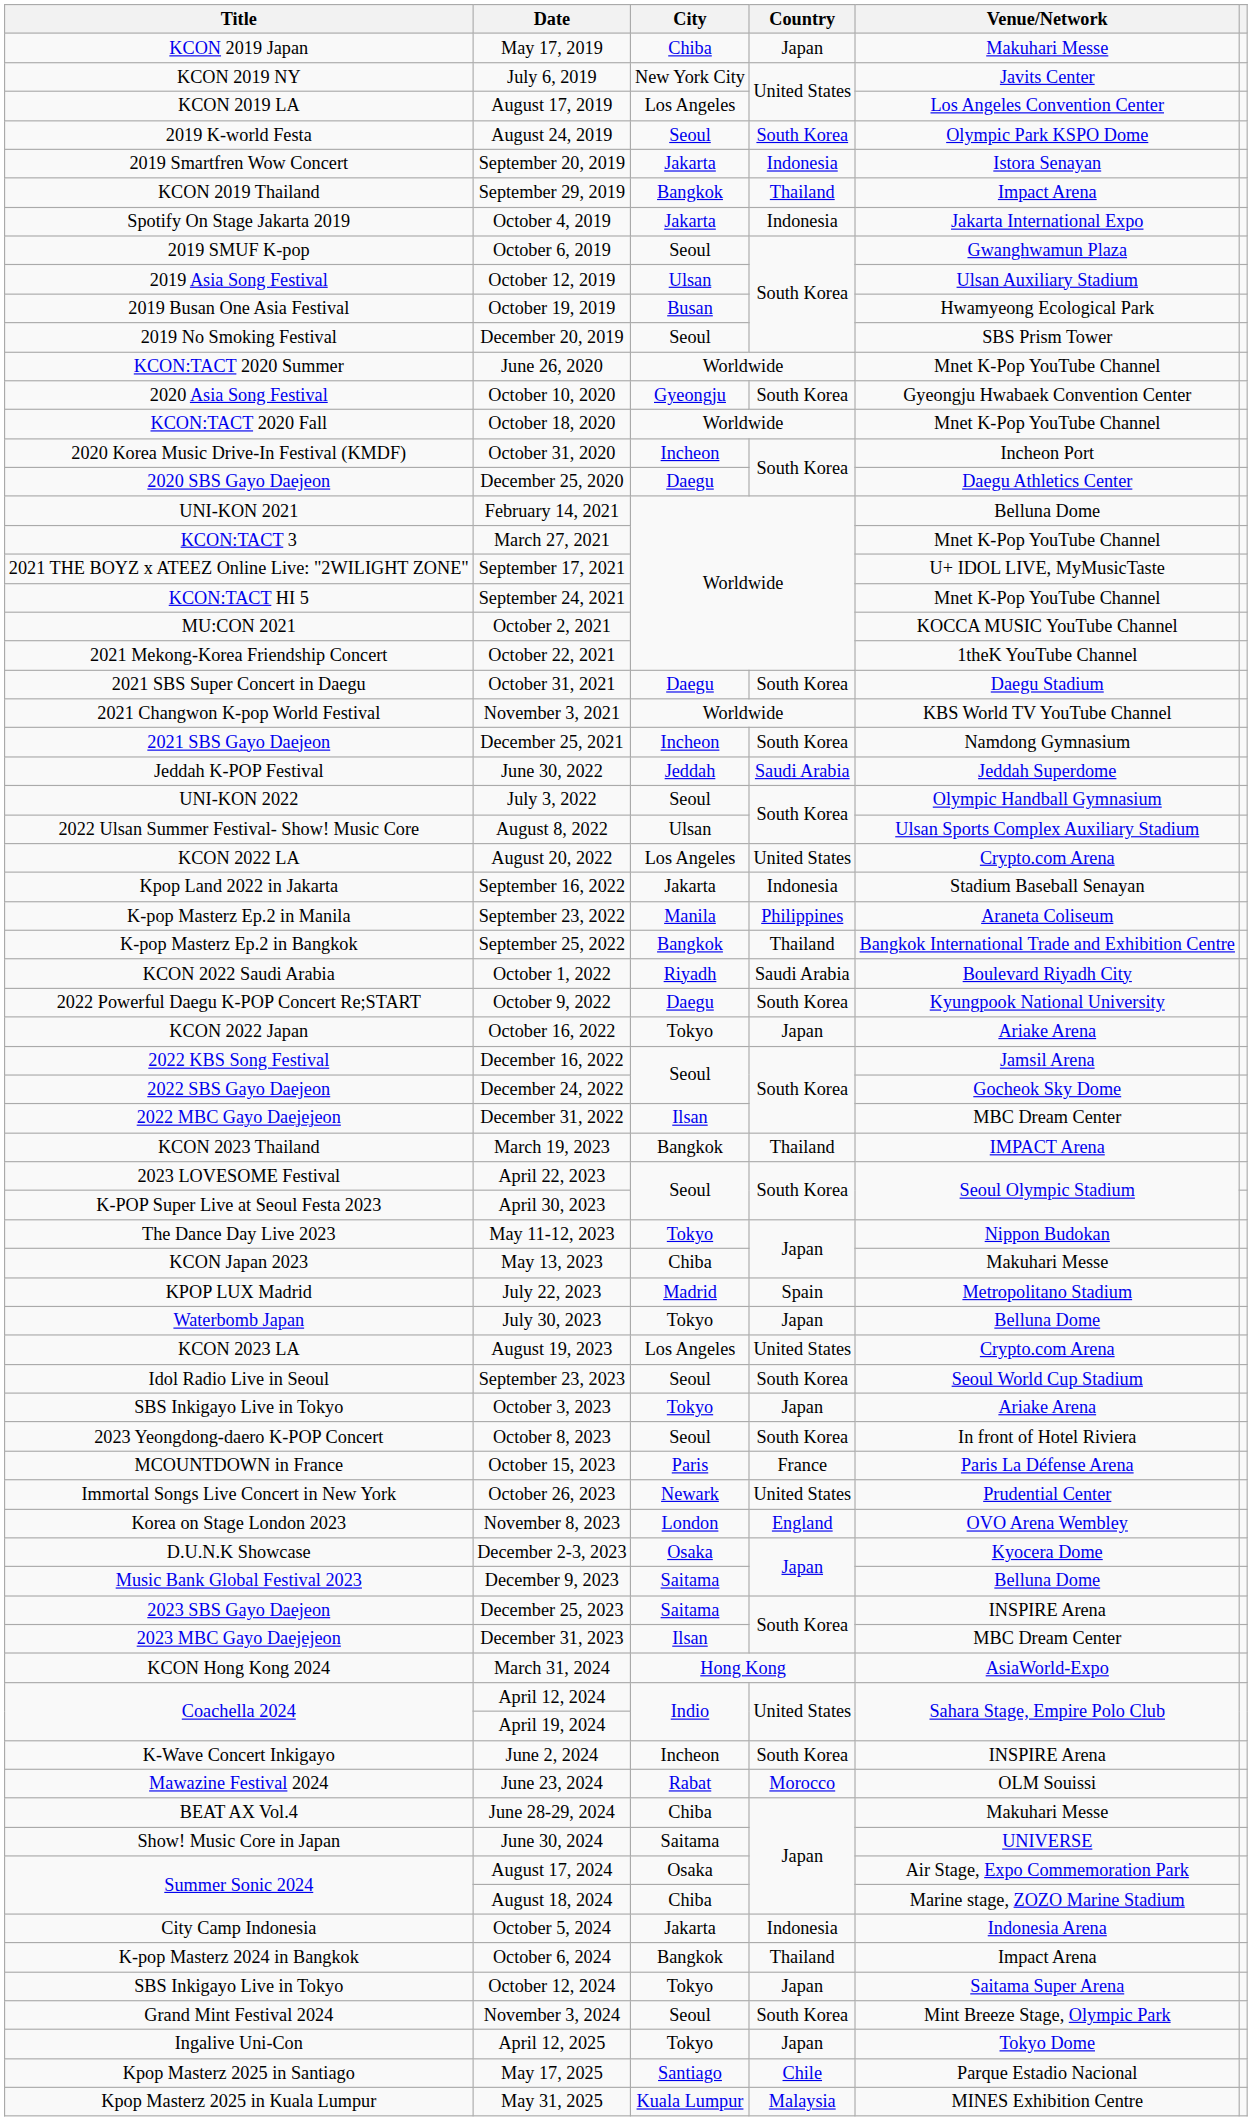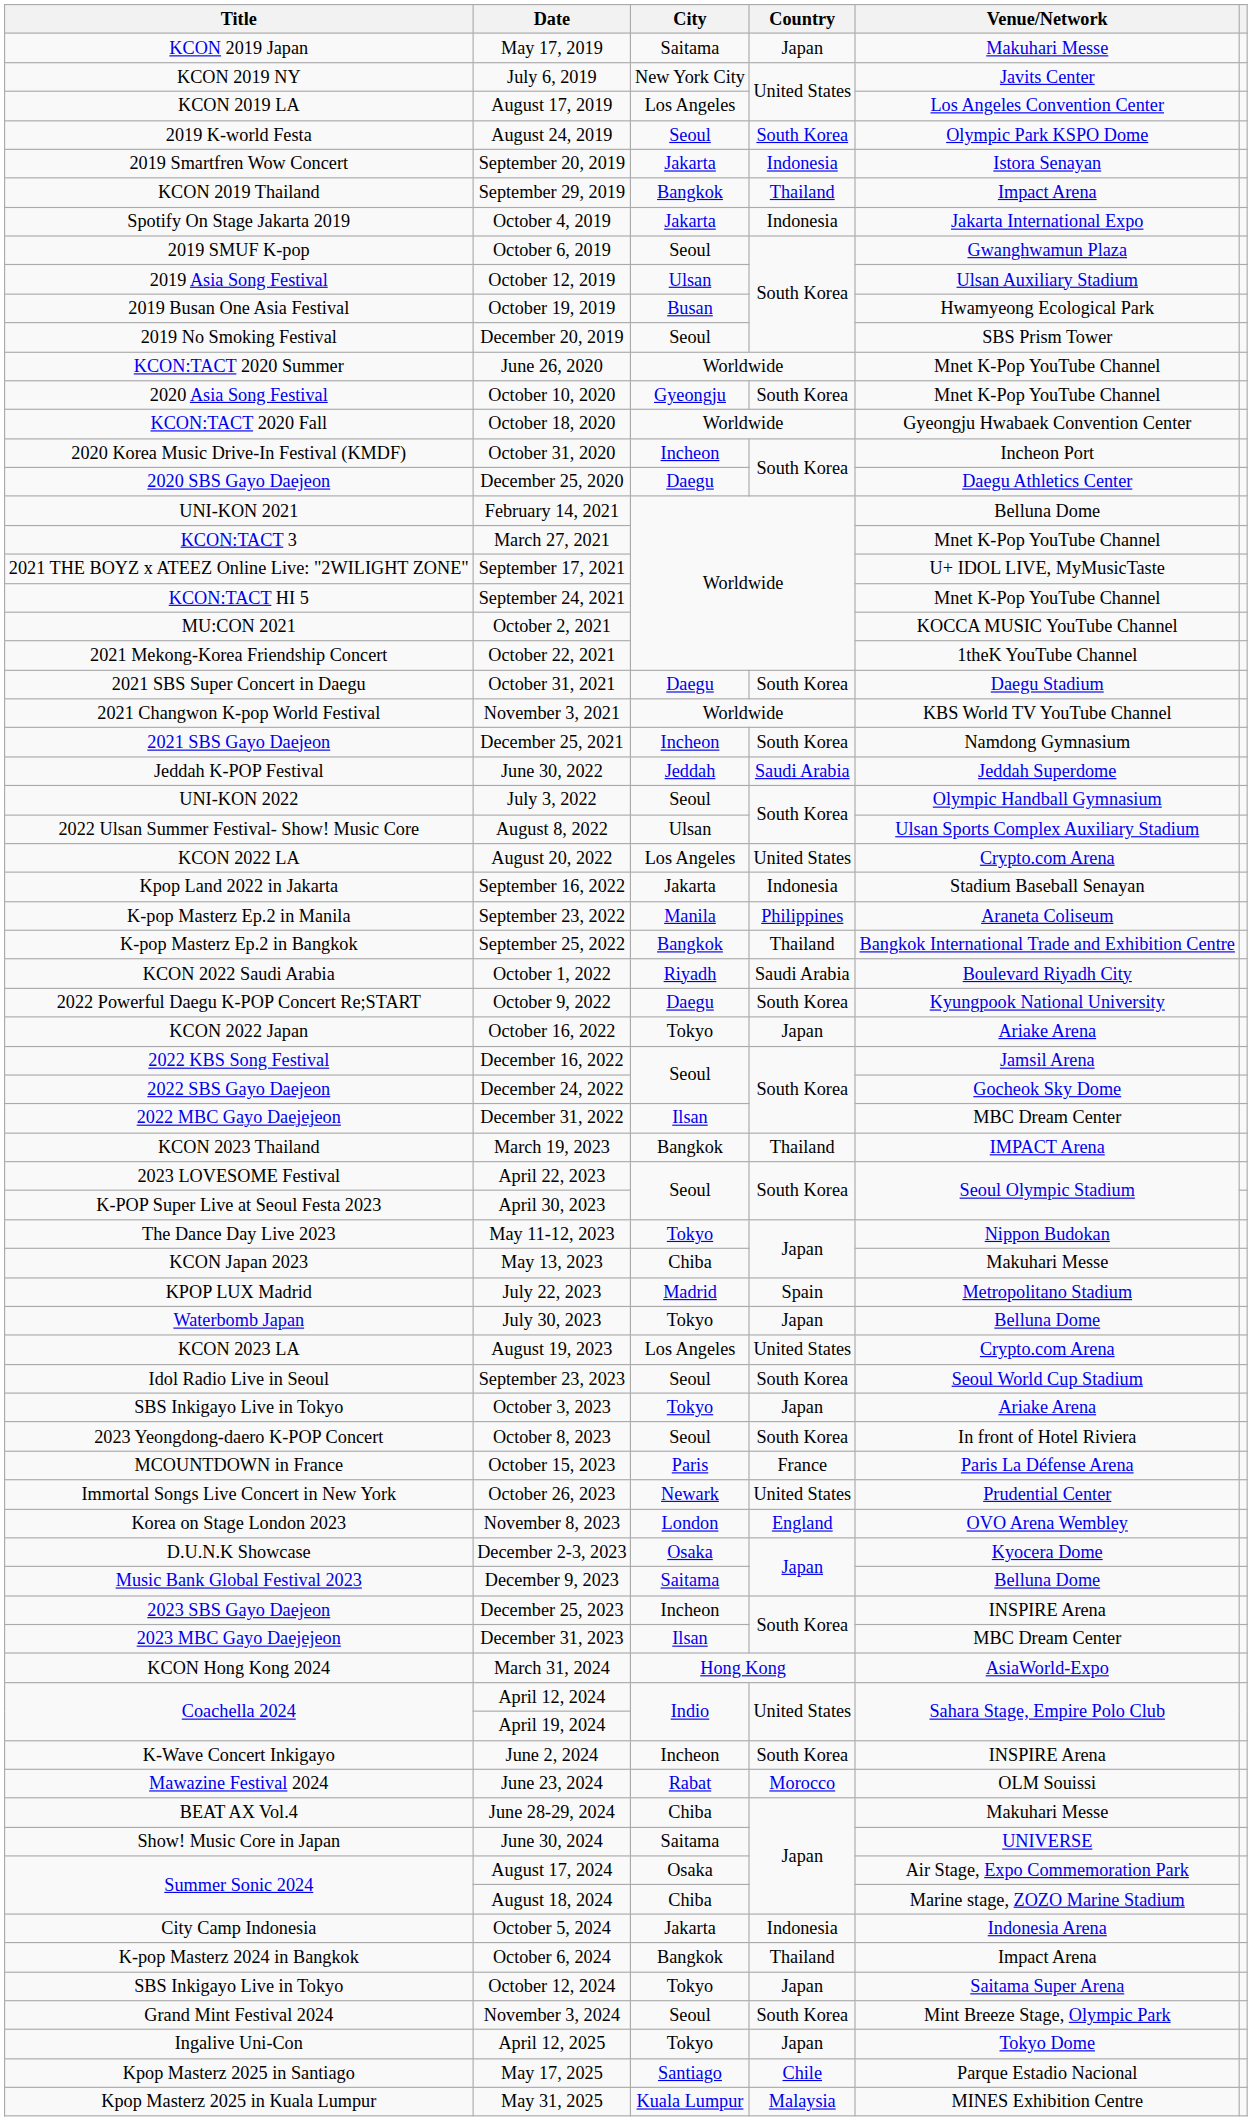(690, 47) Chiba -> (690, 47) Saitama
(1047, 395) Gyeongju Hwabaek Convention Center -> (1047, 395) Mnet K-Pop YouTube Channel
(1047, 423) Mnet K-Pop YouTube Channel -> (1047, 423) Gyeongju Hwabaek Convention Center
(690, 1609) Saitama -> (690, 1609) Incheon
